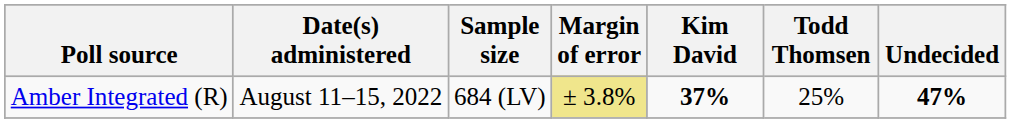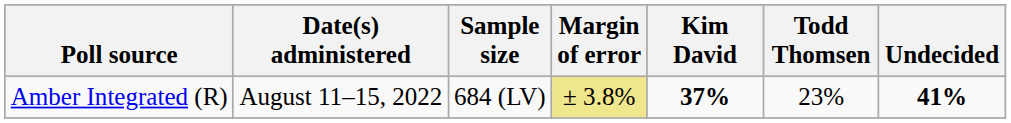(821, 96) 25% -> (821, 96) 23%
(942, 96) 47% -> (942, 96) 41%
